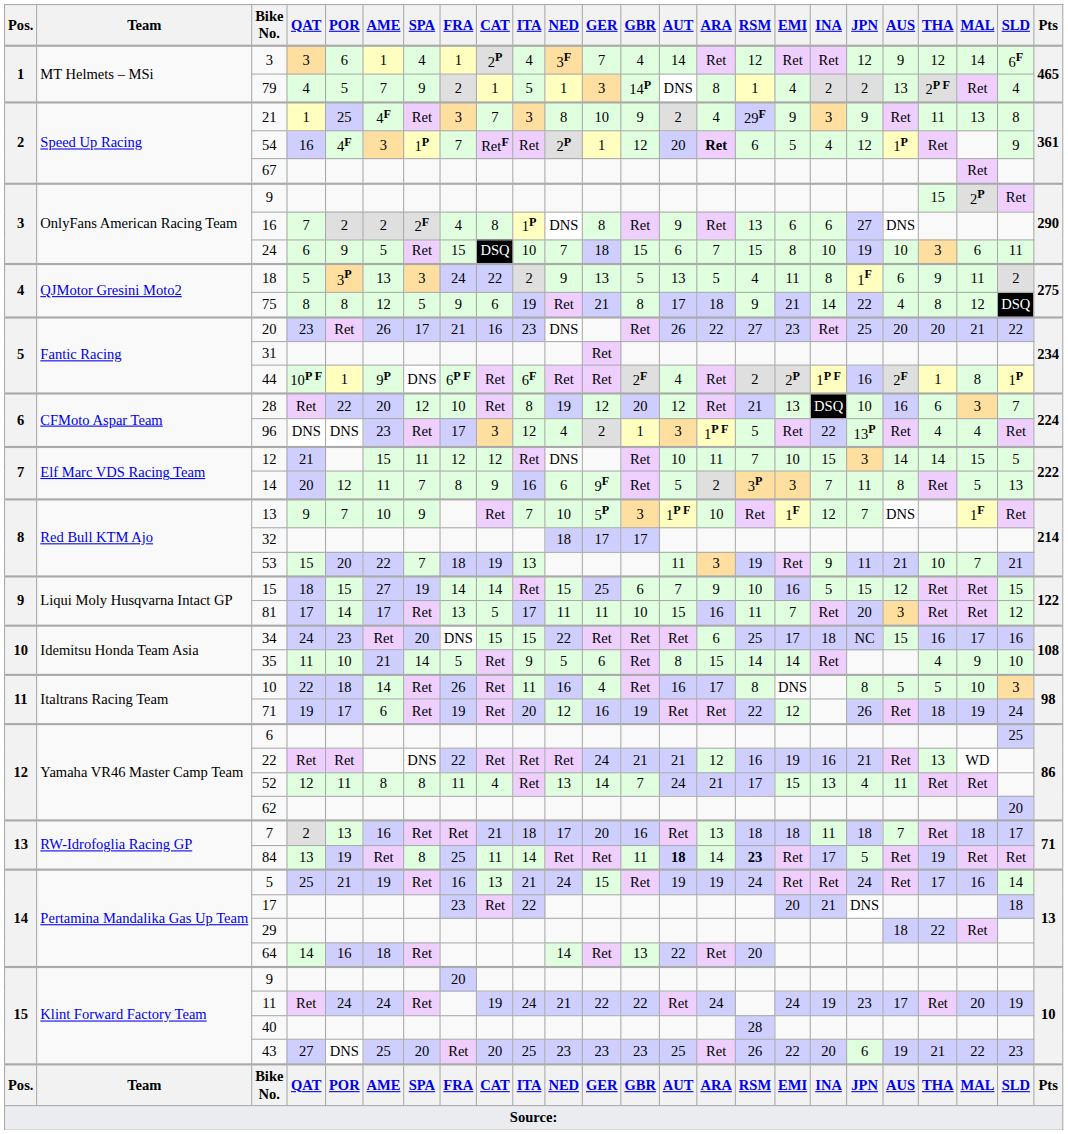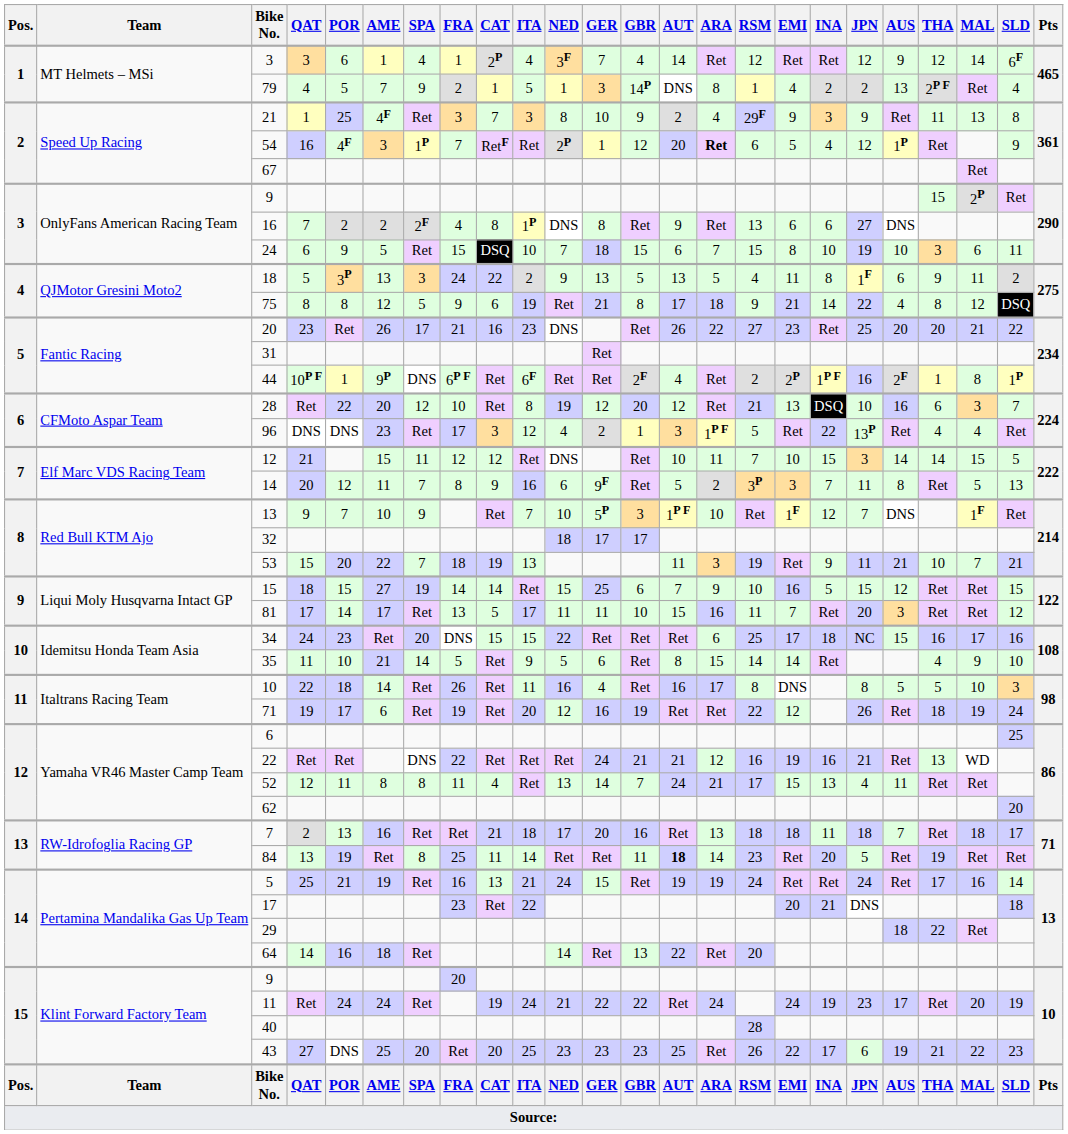(755, 856) bold -> (755, 856) normal
(829, 856) 17 -> (829, 856) 20
(829, 1051) 20 -> (829, 1051) 17
